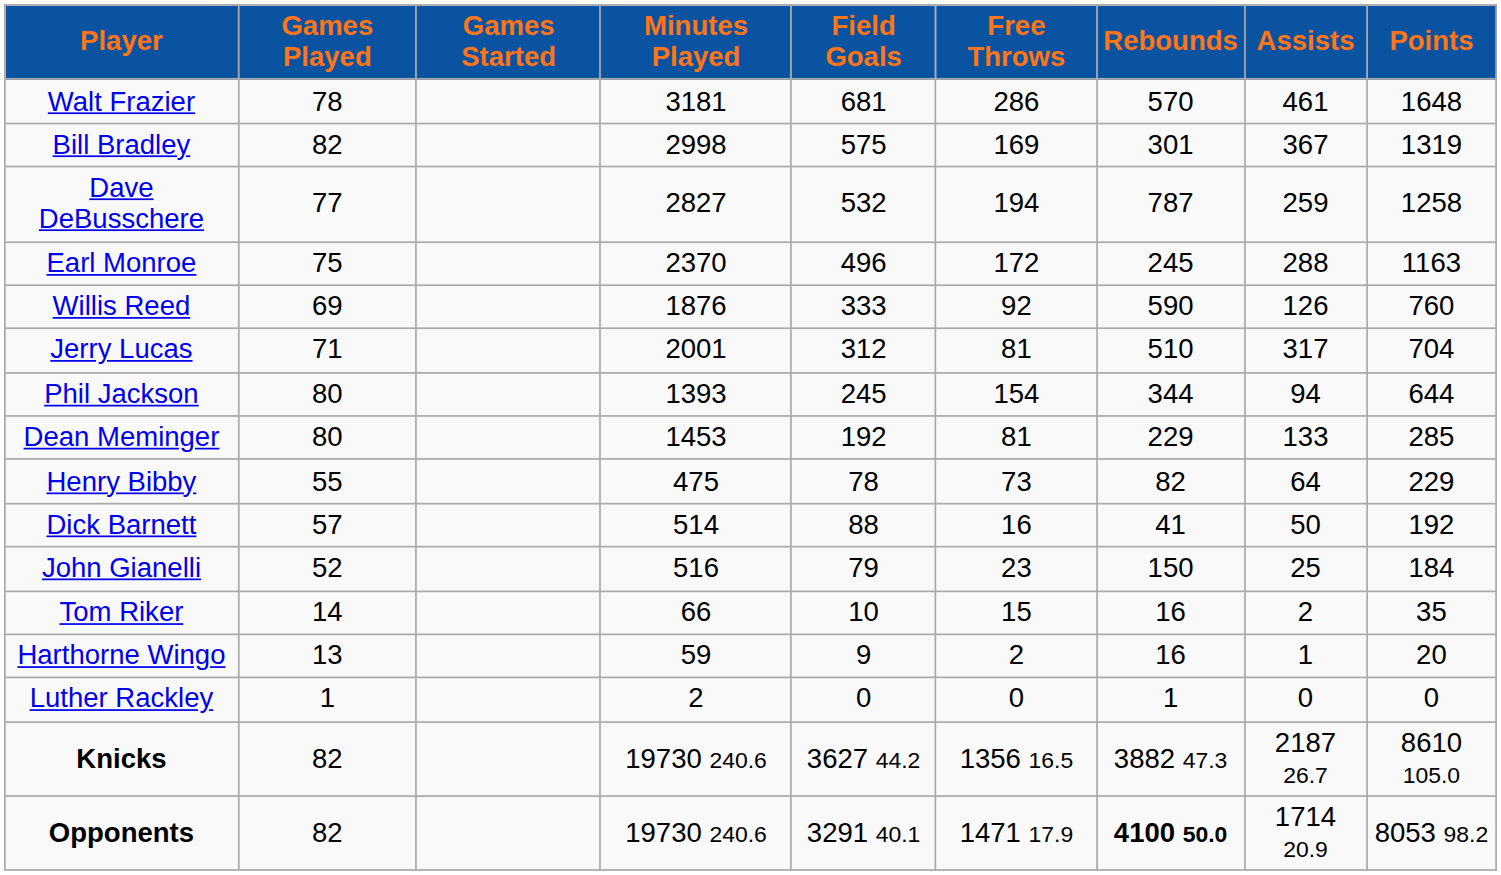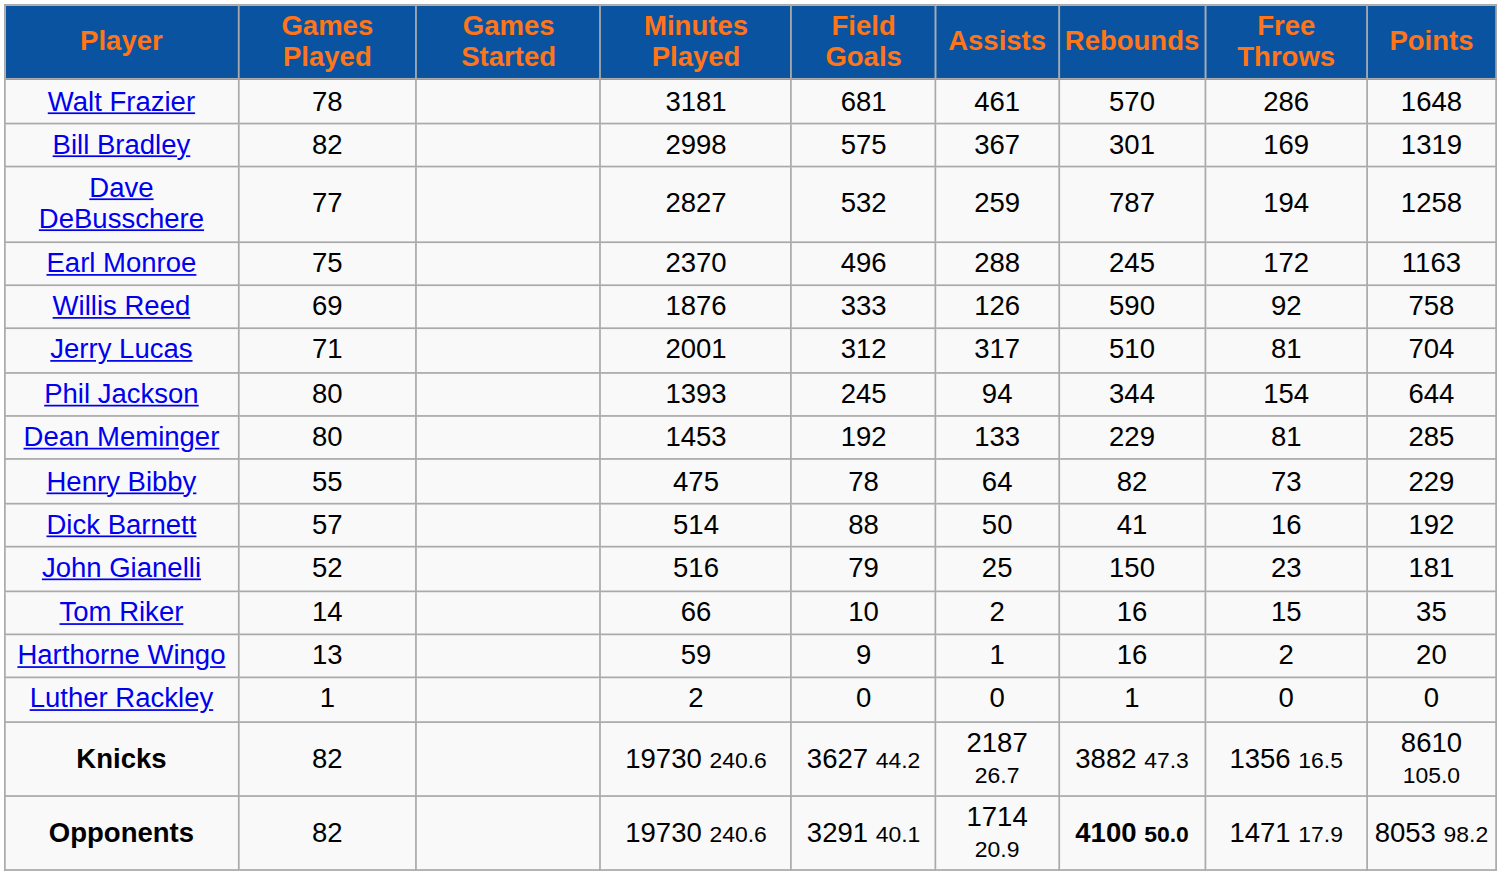columns swapped: (1016, 41) <-> (1305, 41)
(1431, 306) 760 -> (1431, 306) 758
(1431, 568) 184 -> (1431, 568) 181
